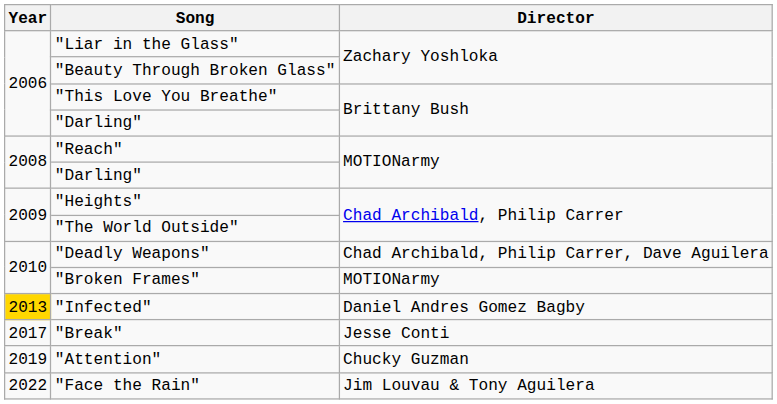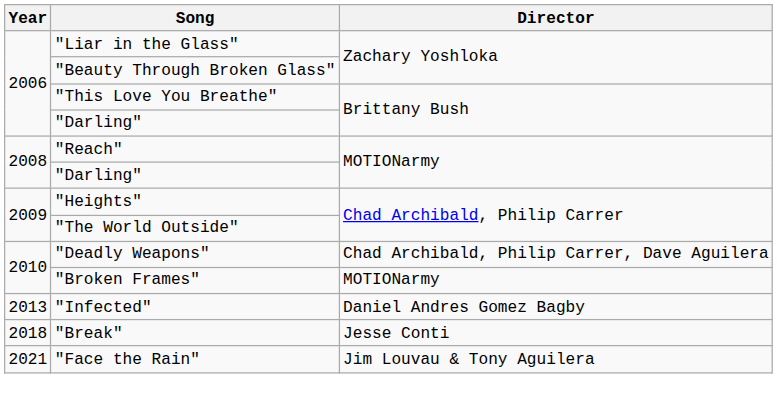(28, 307) gold background -> (28, 307) no background
(28, 333) 2017 -> (28, 333) 2018
- row: (108, 359)
(28, 386) 2022 -> (28, 359) 2021
